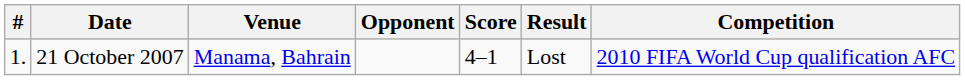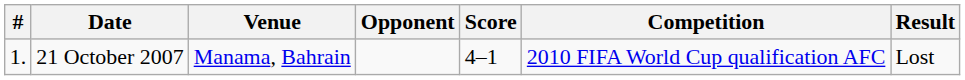columns swapped: (557, 21) <-> (776, 21)
